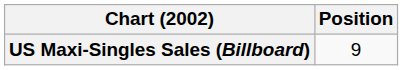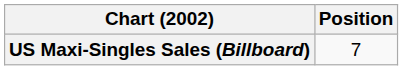(356, 49) 9 -> (356, 49) 7
